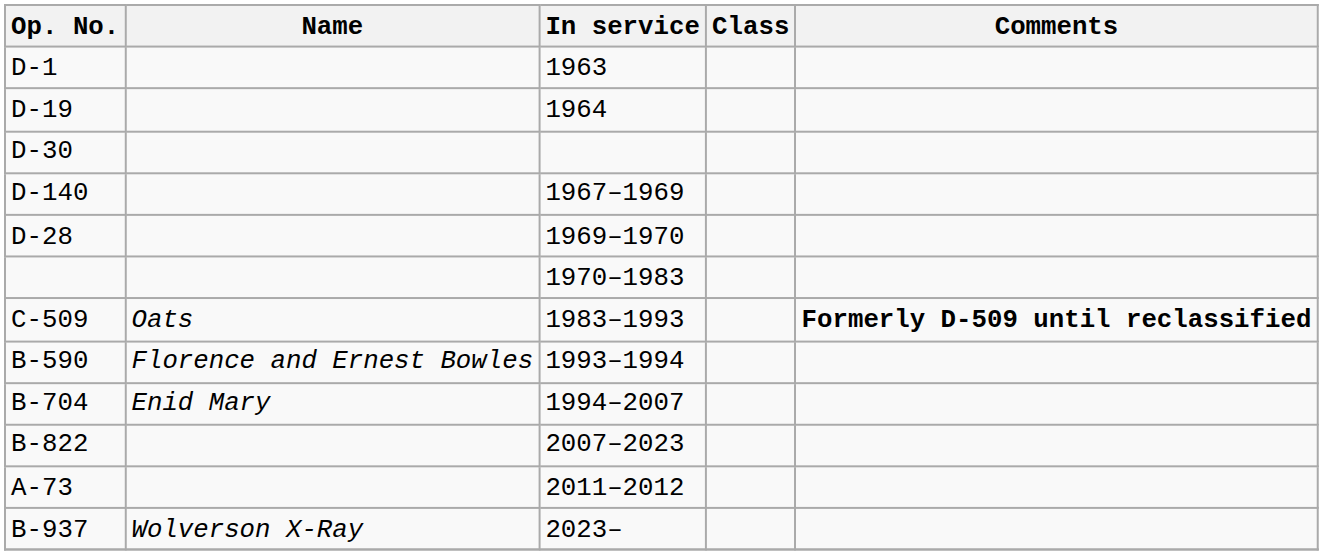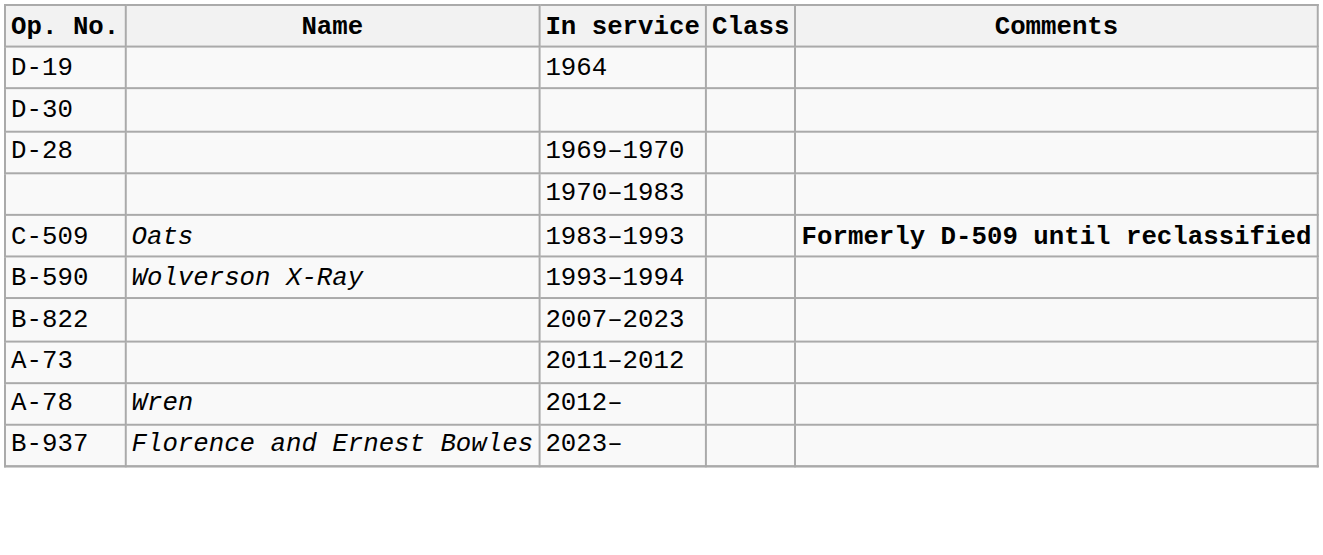- row: (34, 68)
- row: (50, 194)
(332, 362) Florence and Ernest Bowles -> (247, 278) Wolverson X-Ray
- row: (50, 404)
+ row: (42, 404)
(247, 529) Wolverson X-Ray -> (332, 445) Florence and Ernest Bowles
